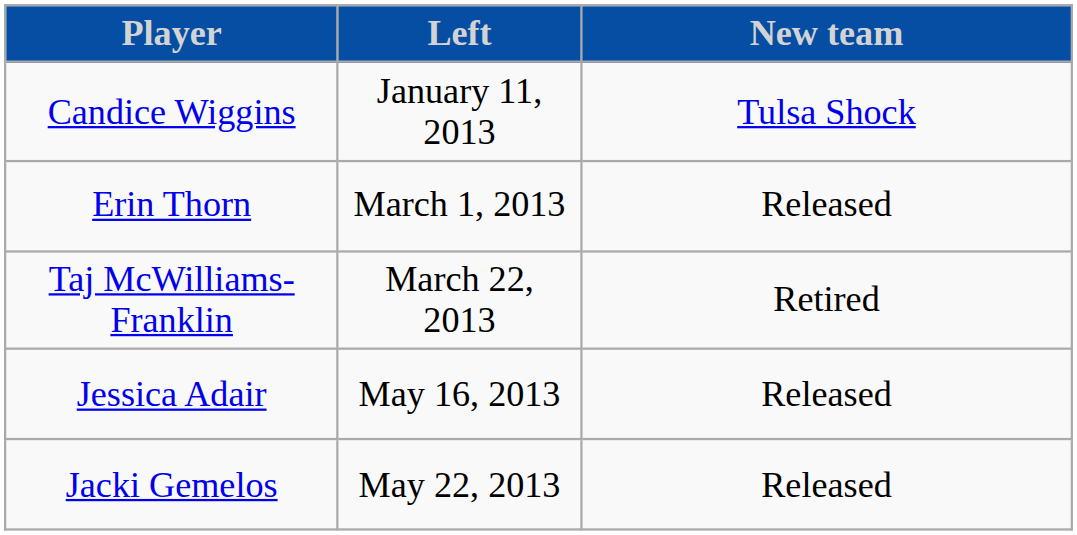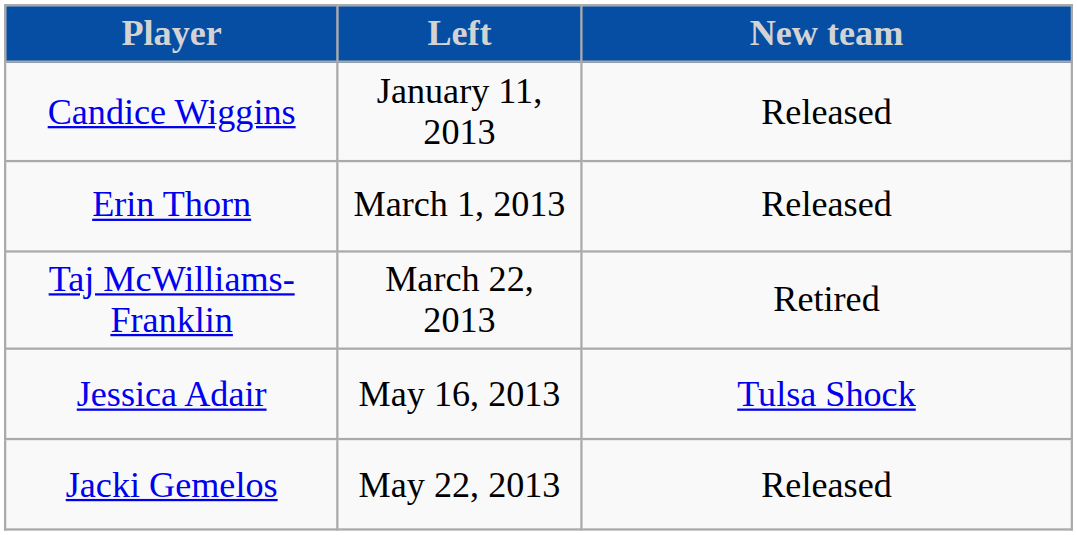(826, 110) Tulsa Shock -> (826, 110) Released
(826, 393) Released -> (826, 393) Tulsa Shock
